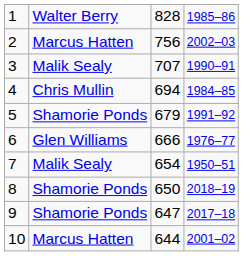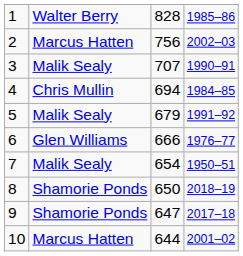(90, 115) Shamorie Ponds -> (72, 115) Malik Sealy
